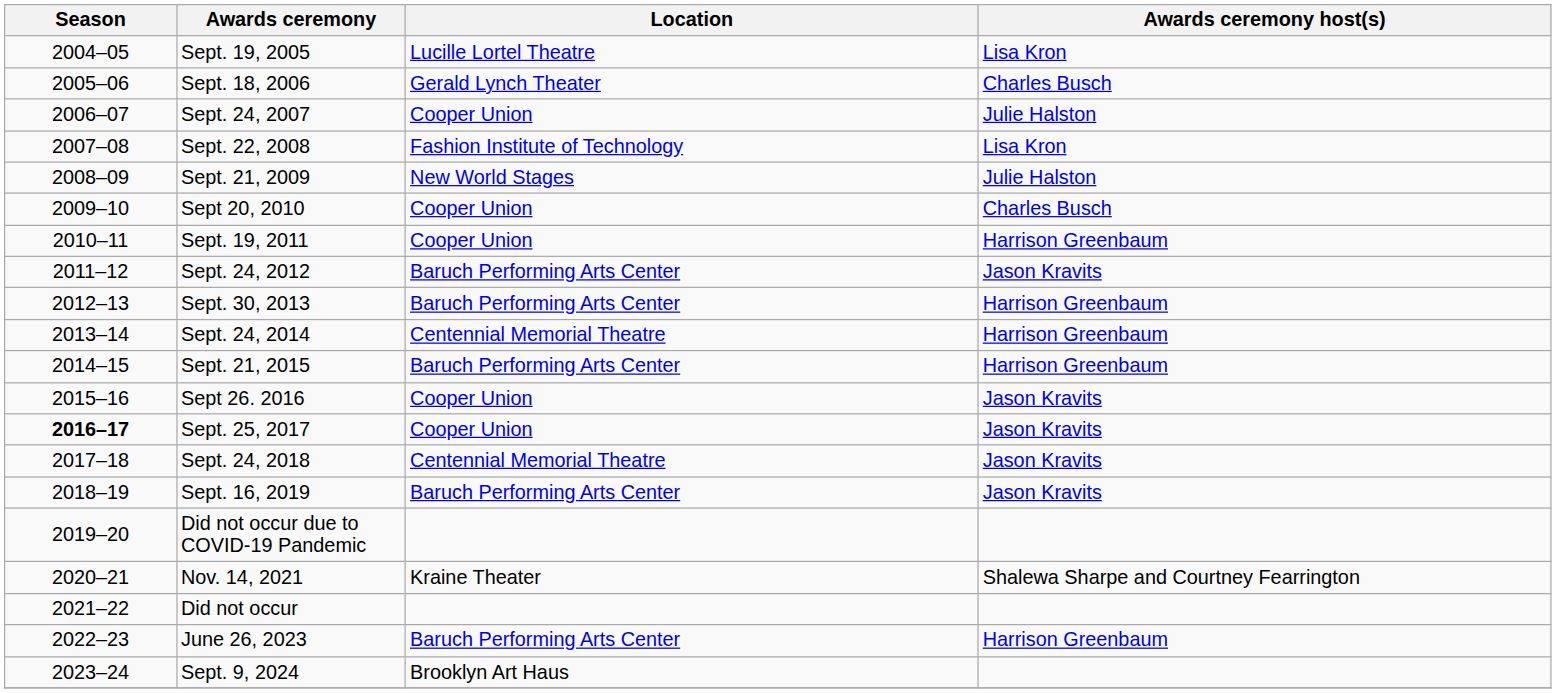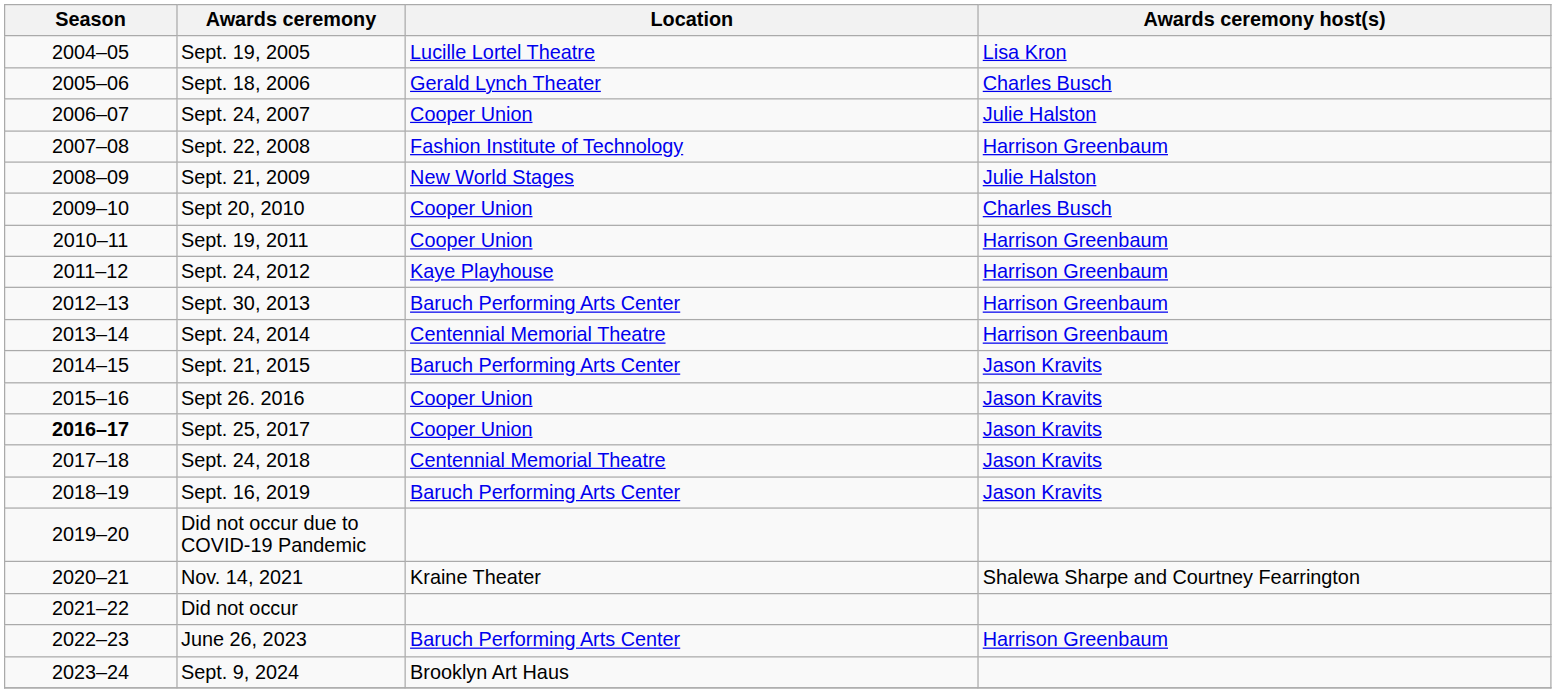(1025, 146) Lisa Kron -> (1075, 146) Harrison Greenbaum
(545, 271) Baruch Performing Arts Center -> (482, 271) Kaye Playhouse
(1042, 271) Jason Kravits -> (1075, 271) Harrison Greenbaum
(1075, 366) Harrison Greenbaum -> (1042, 366) Jason Kravits
